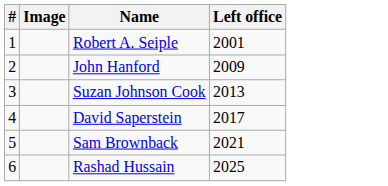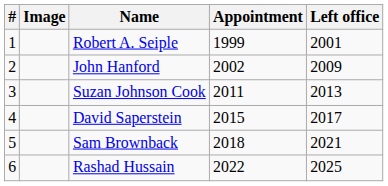+ column: (258, 17)
